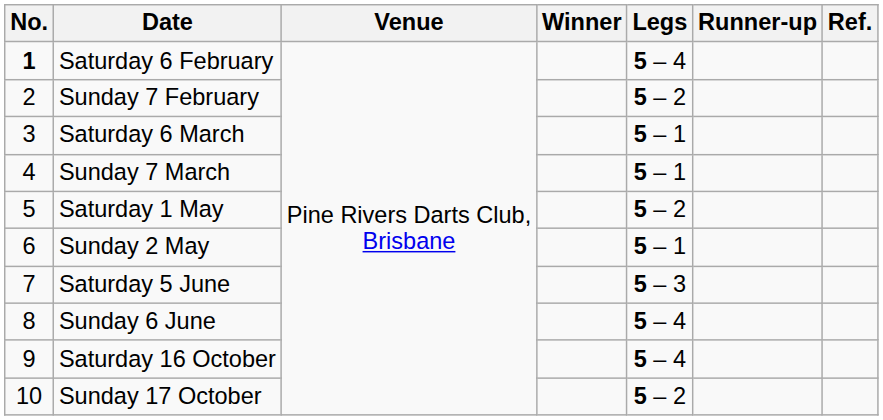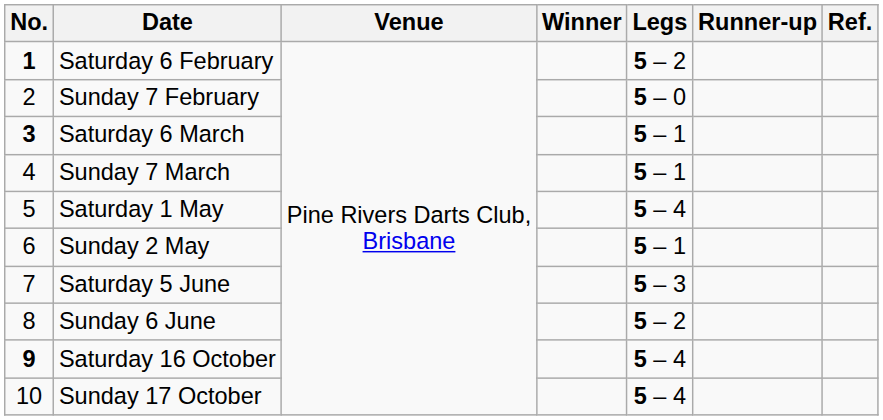(660, 60) 5 – 4 -> (660, 60) 5 – 2
(660, 97) 5 – 2 -> (660, 97) 5 – 0
(29, 135) normal -> (29, 135) bold
(660, 209) 5 – 2 -> (660, 209) 5 – 4
(660, 321) 5 – 4 -> (660, 321) 5 – 2
(29, 358) normal -> (29, 358) bold
(660, 396) 5 – 2 -> (660, 396) 5 – 4
